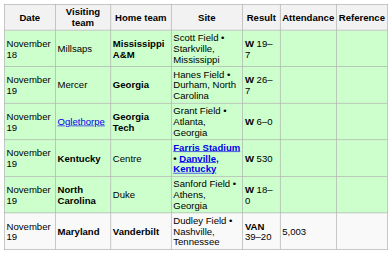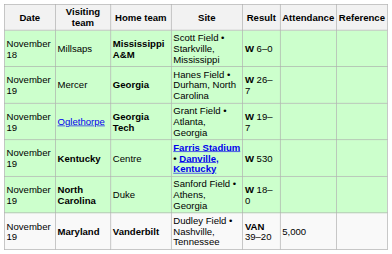(259, 49) W 19–7 -> (259, 49) W 6–0
(259, 122) W 6–0 -> (259, 122) W 19–7
(294, 232) 5,003 -> (294, 232) 5,000
